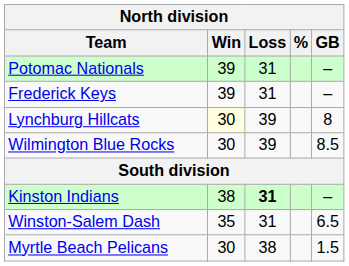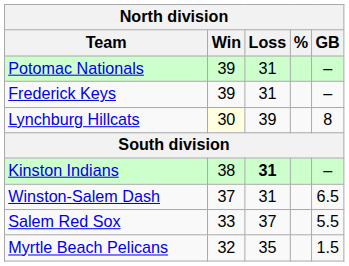- row: (91, 145)
(226, 222) 35 -> (226, 196) 37
+ row: (64, 222)
(226, 247) 30 -> (226, 247) 32
(267, 247) 38 -> (267, 247) 35
